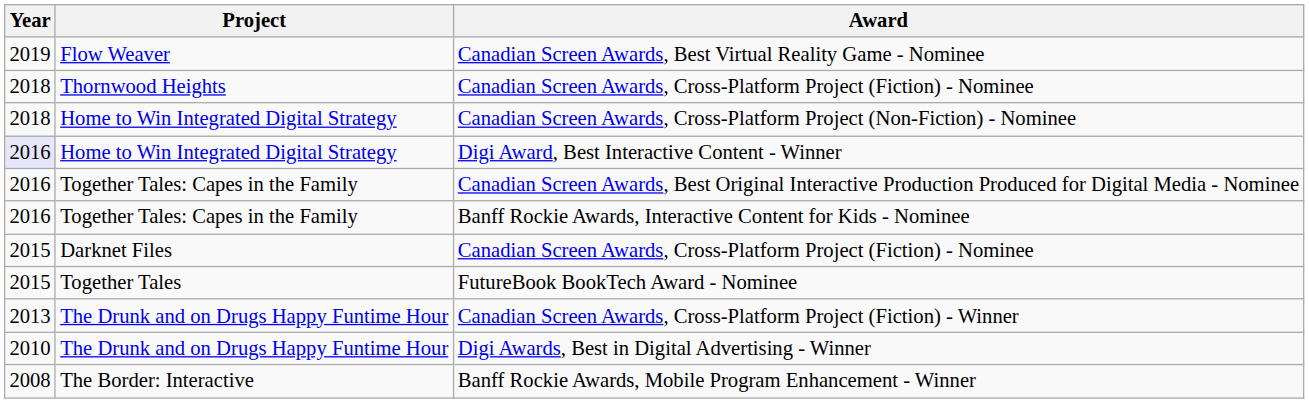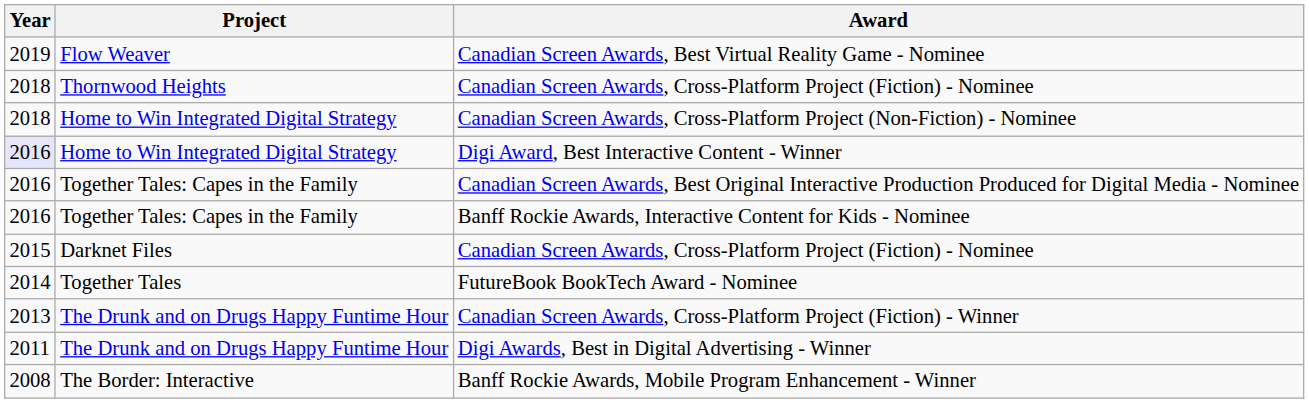(30, 282) 2015 -> (30, 282) 2014
(30, 348) 2010 -> (30, 348) 2011
